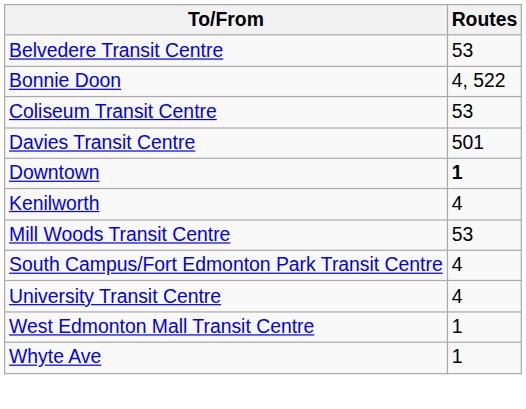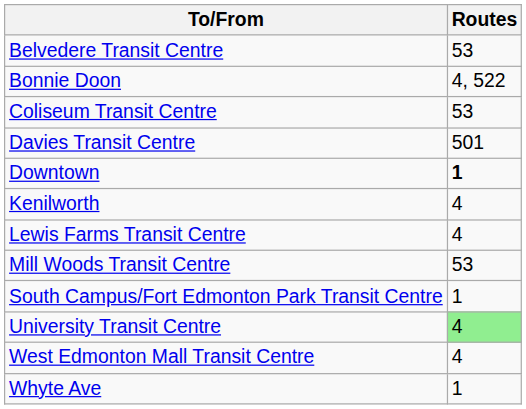+ row: (127, 234)
(457, 265) 4 -> (457, 296) 1
(457, 296) no background -> (457, 326) lightgreen background
(457, 326) 1 -> (457, 357) 4
